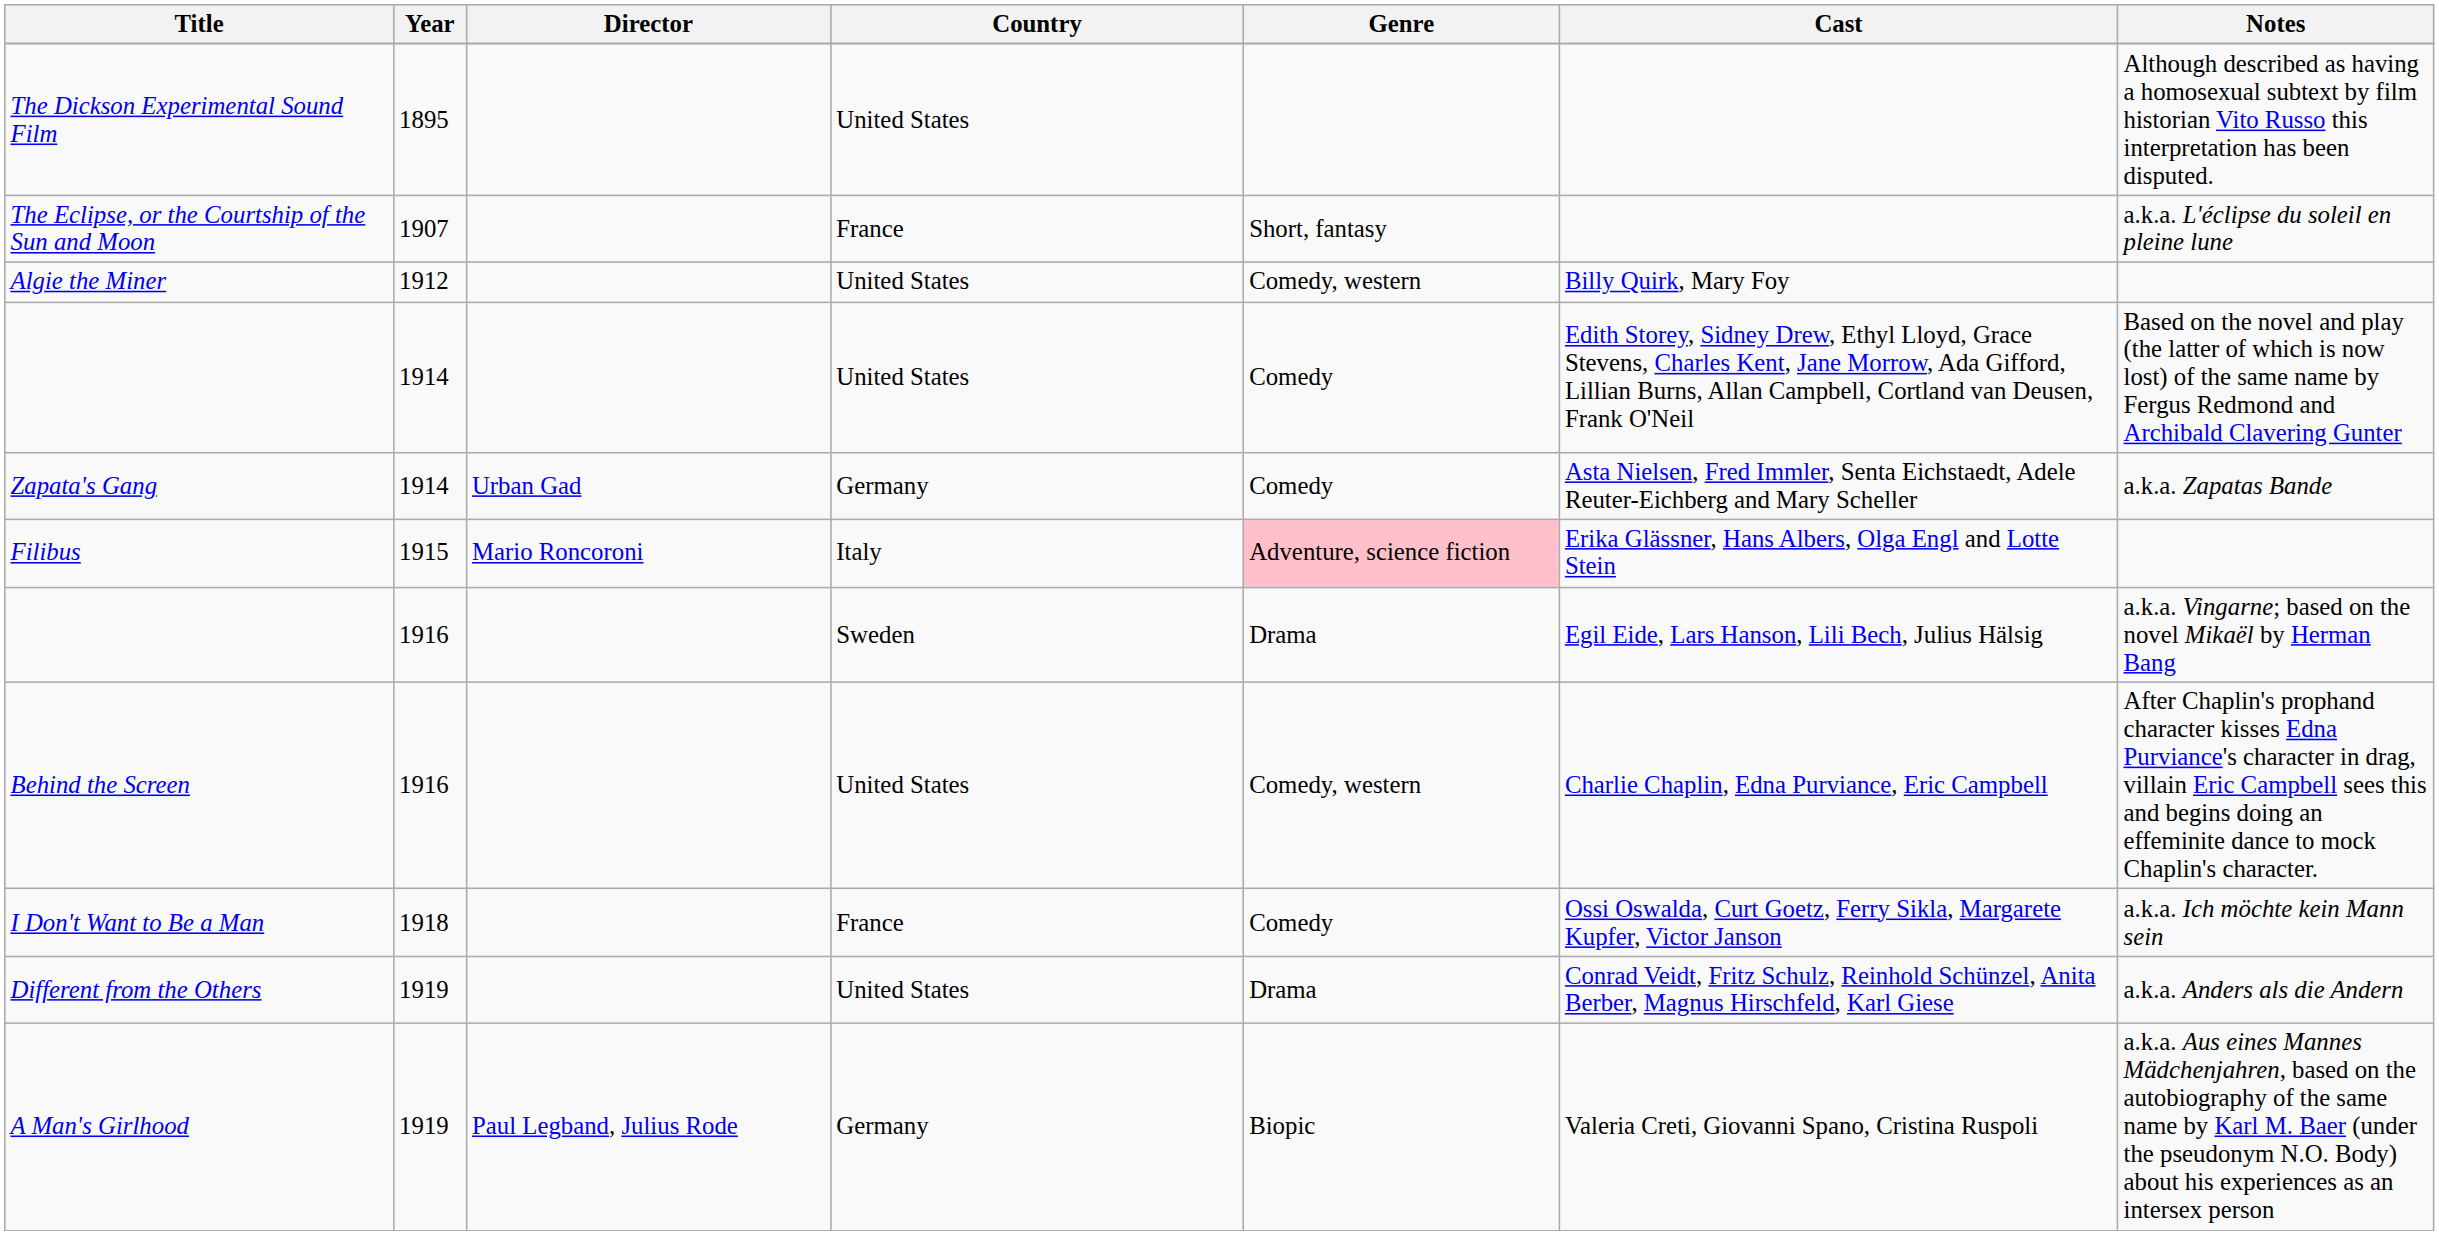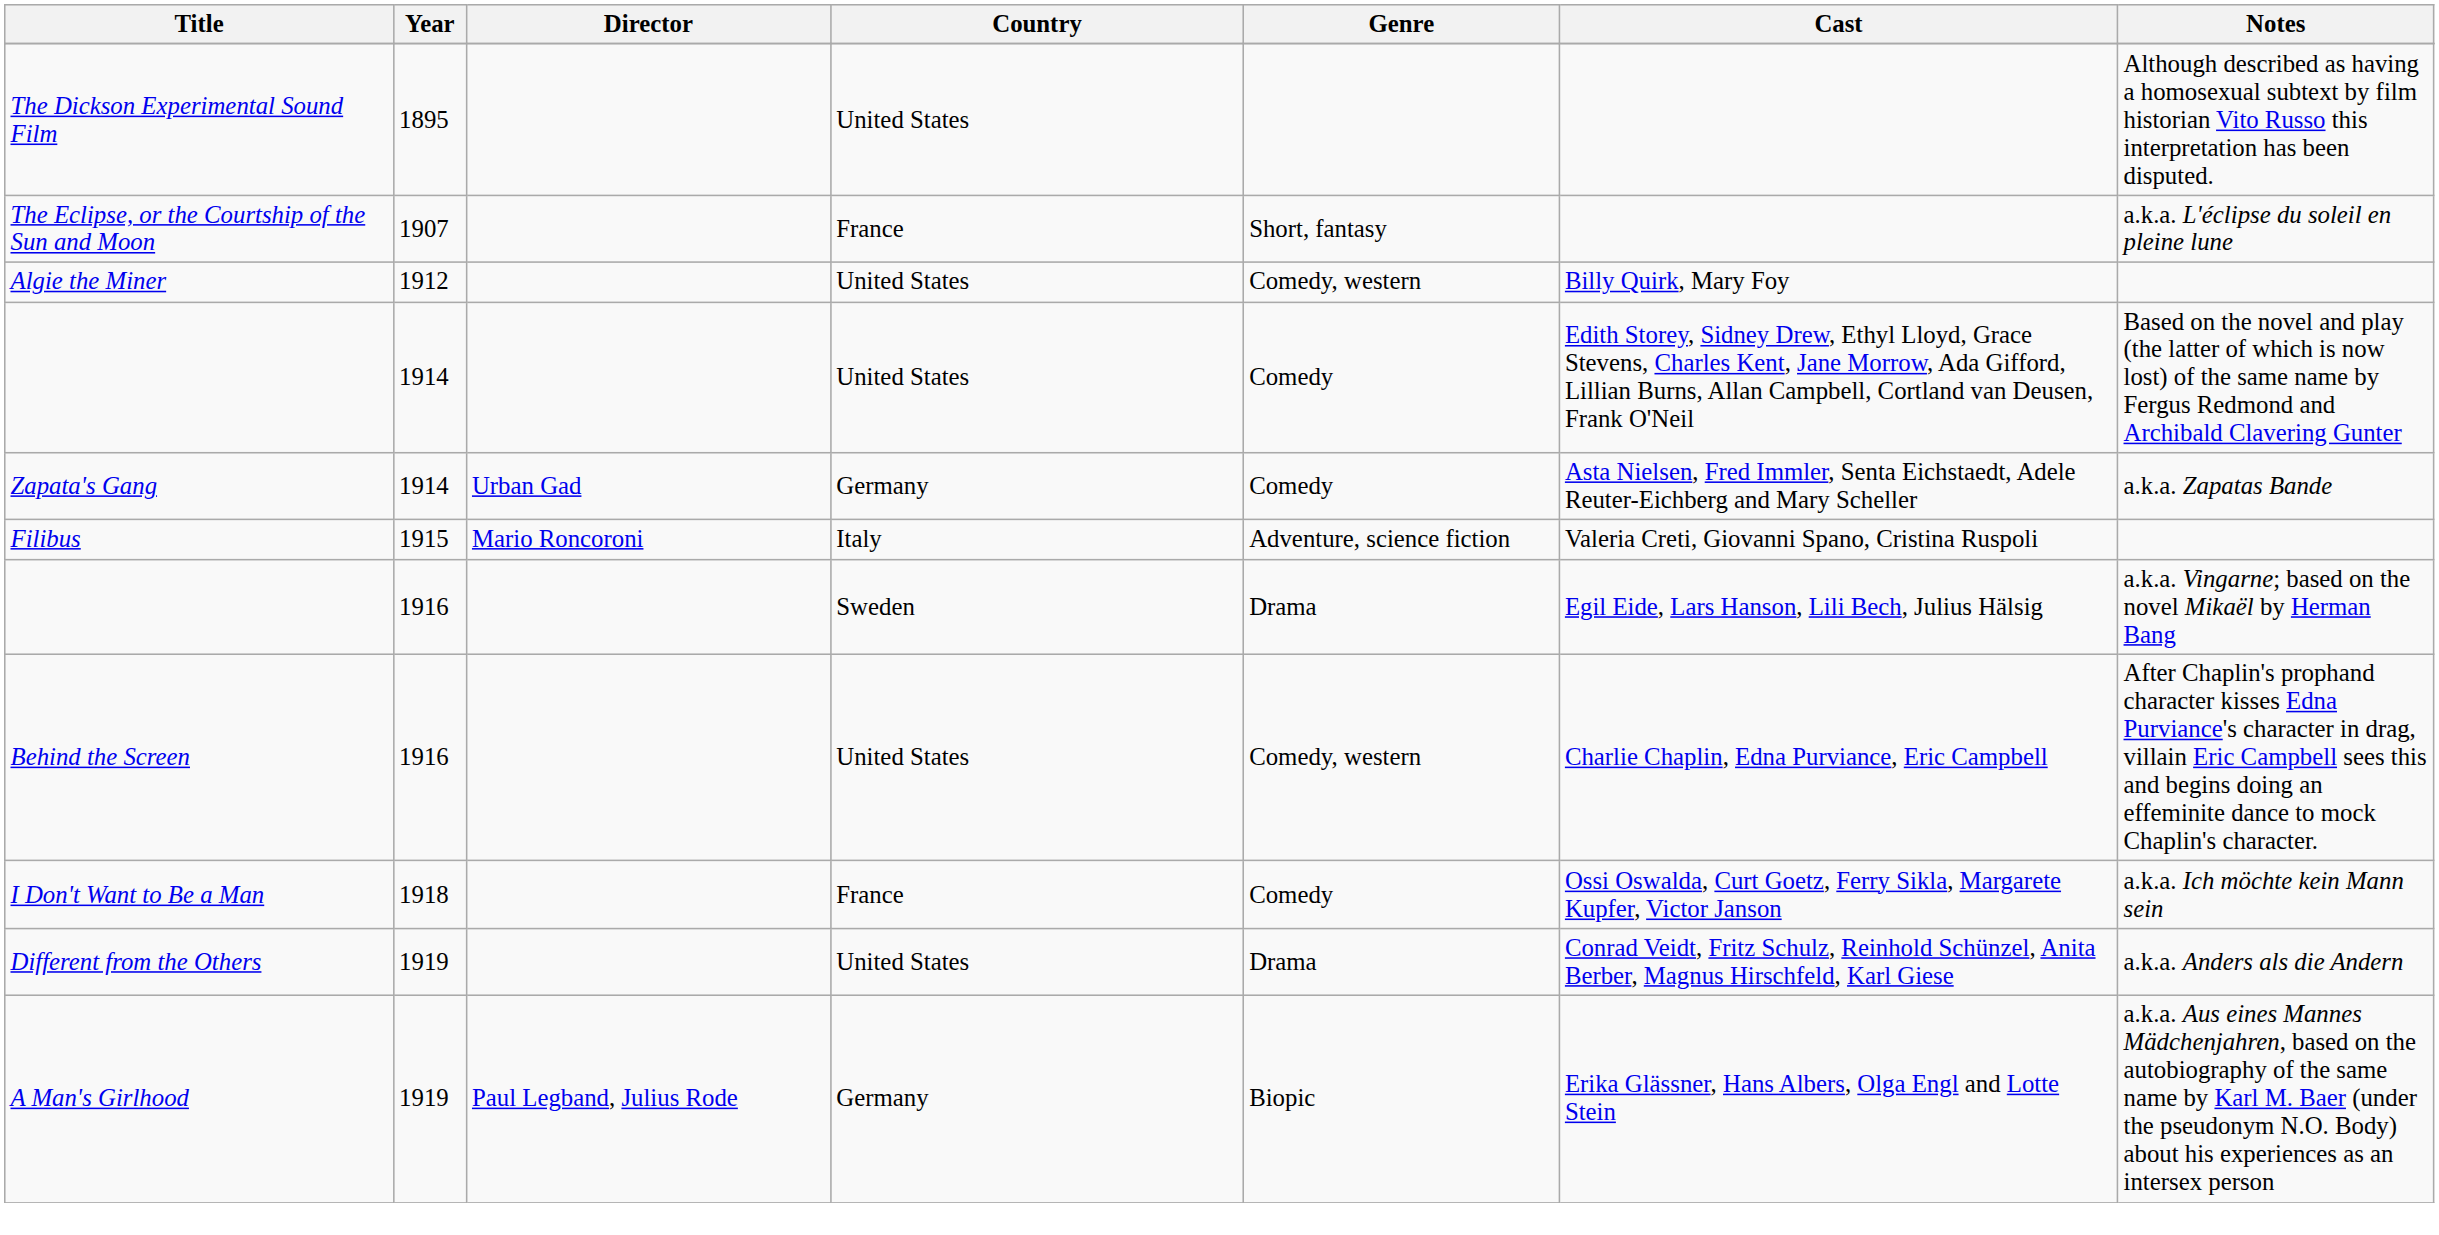(1380, 553) pink background -> (1380, 539) no background
(1812, 553) Erika Glässner, Hans Albers, Olga Engl and Lotte Stein -> (1802, 539) Valeria Creti, Giovanni Spano, Cristina Ruspoli
(1802, 1126) Valeria Creti, Giovanni Spano, Cristina Ruspoli -> (1812, 1098) Erika Glässner, Hans Albers, Olga Engl and Lotte Stein
